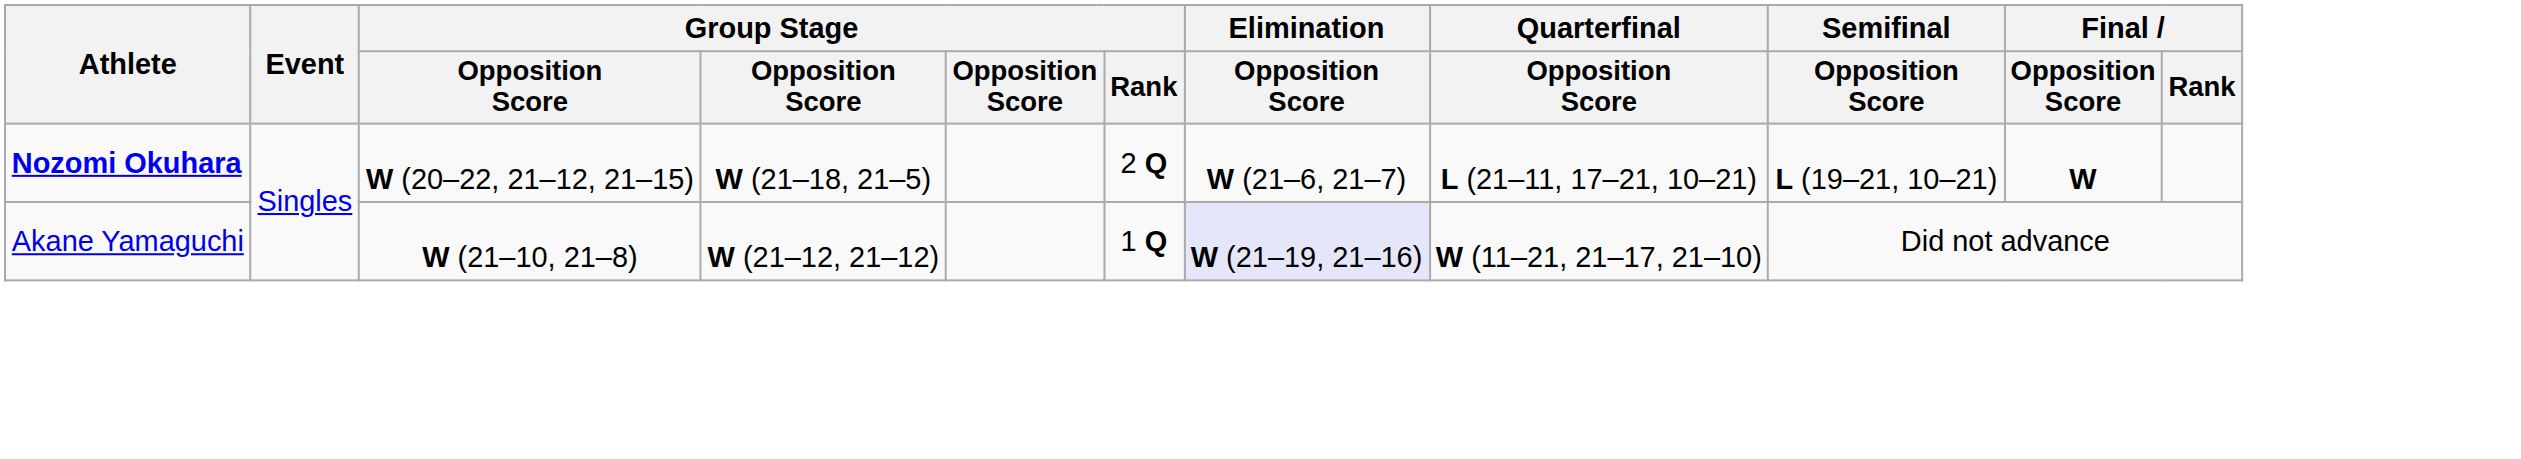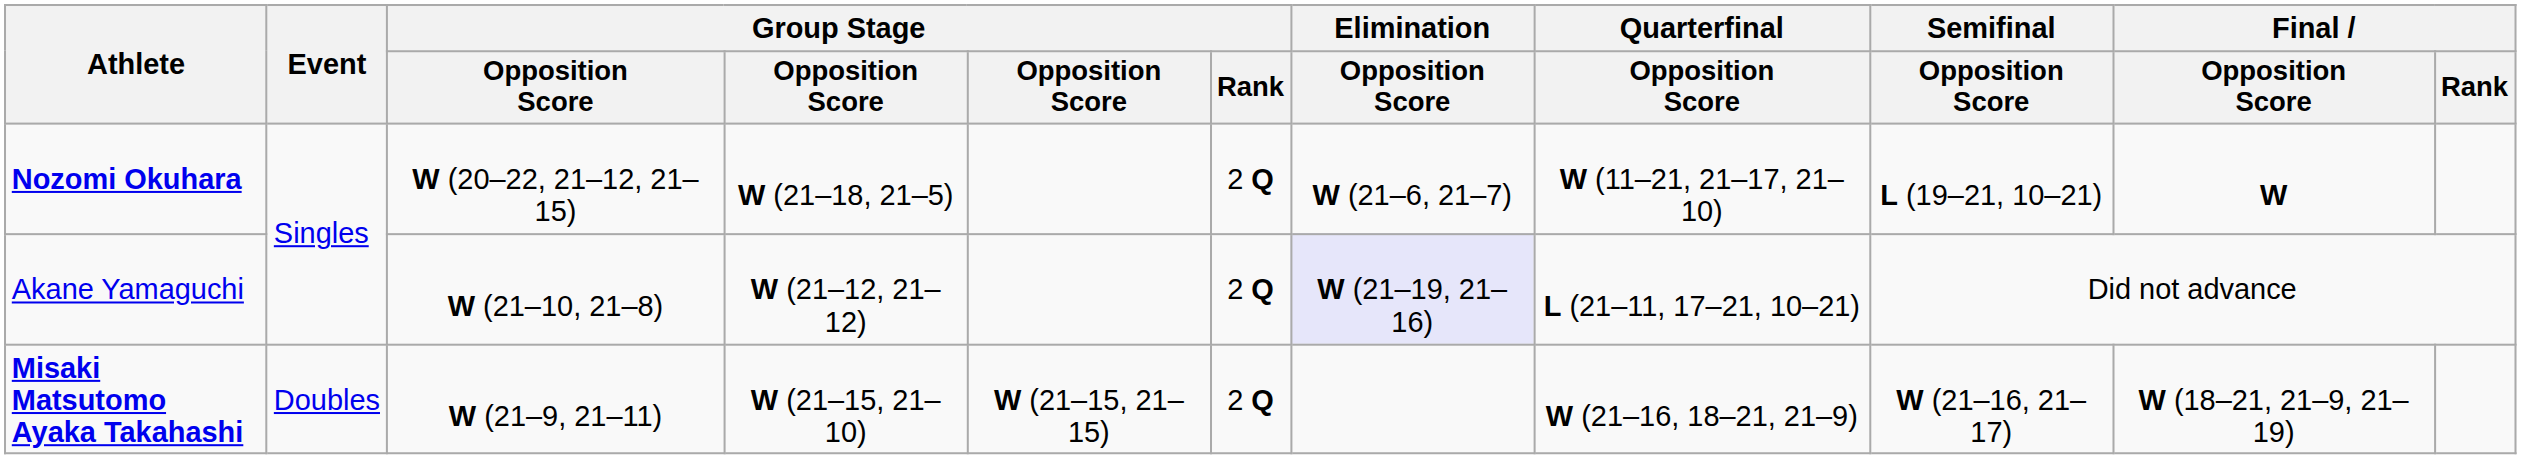(1599, 179) L (21–11, 17–21, 10–21) -> (1702, 196) W (11–21, 21–17, 21–10)
(1144, 241) 1 Q -> (1250, 289) 2 Q
(1599, 257) W (11–21, 21–17, 21–10) -> (1702, 306) L (21–11, 17–21, 10–21)
+ row: (128, 400)
